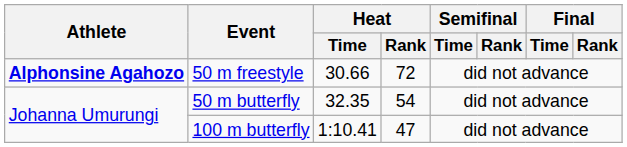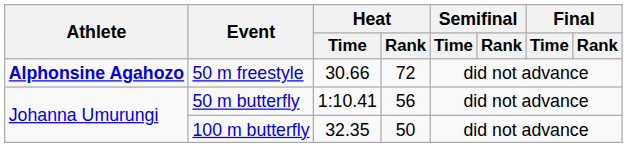(347, 101) 32.35 -> (347, 101) 1:10.41
(406, 101) 54 -> (406, 101) 56
(347, 129) 1:10.41 -> (347, 129) 32.35
(406, 129) 47 -> (406, 129) 50
